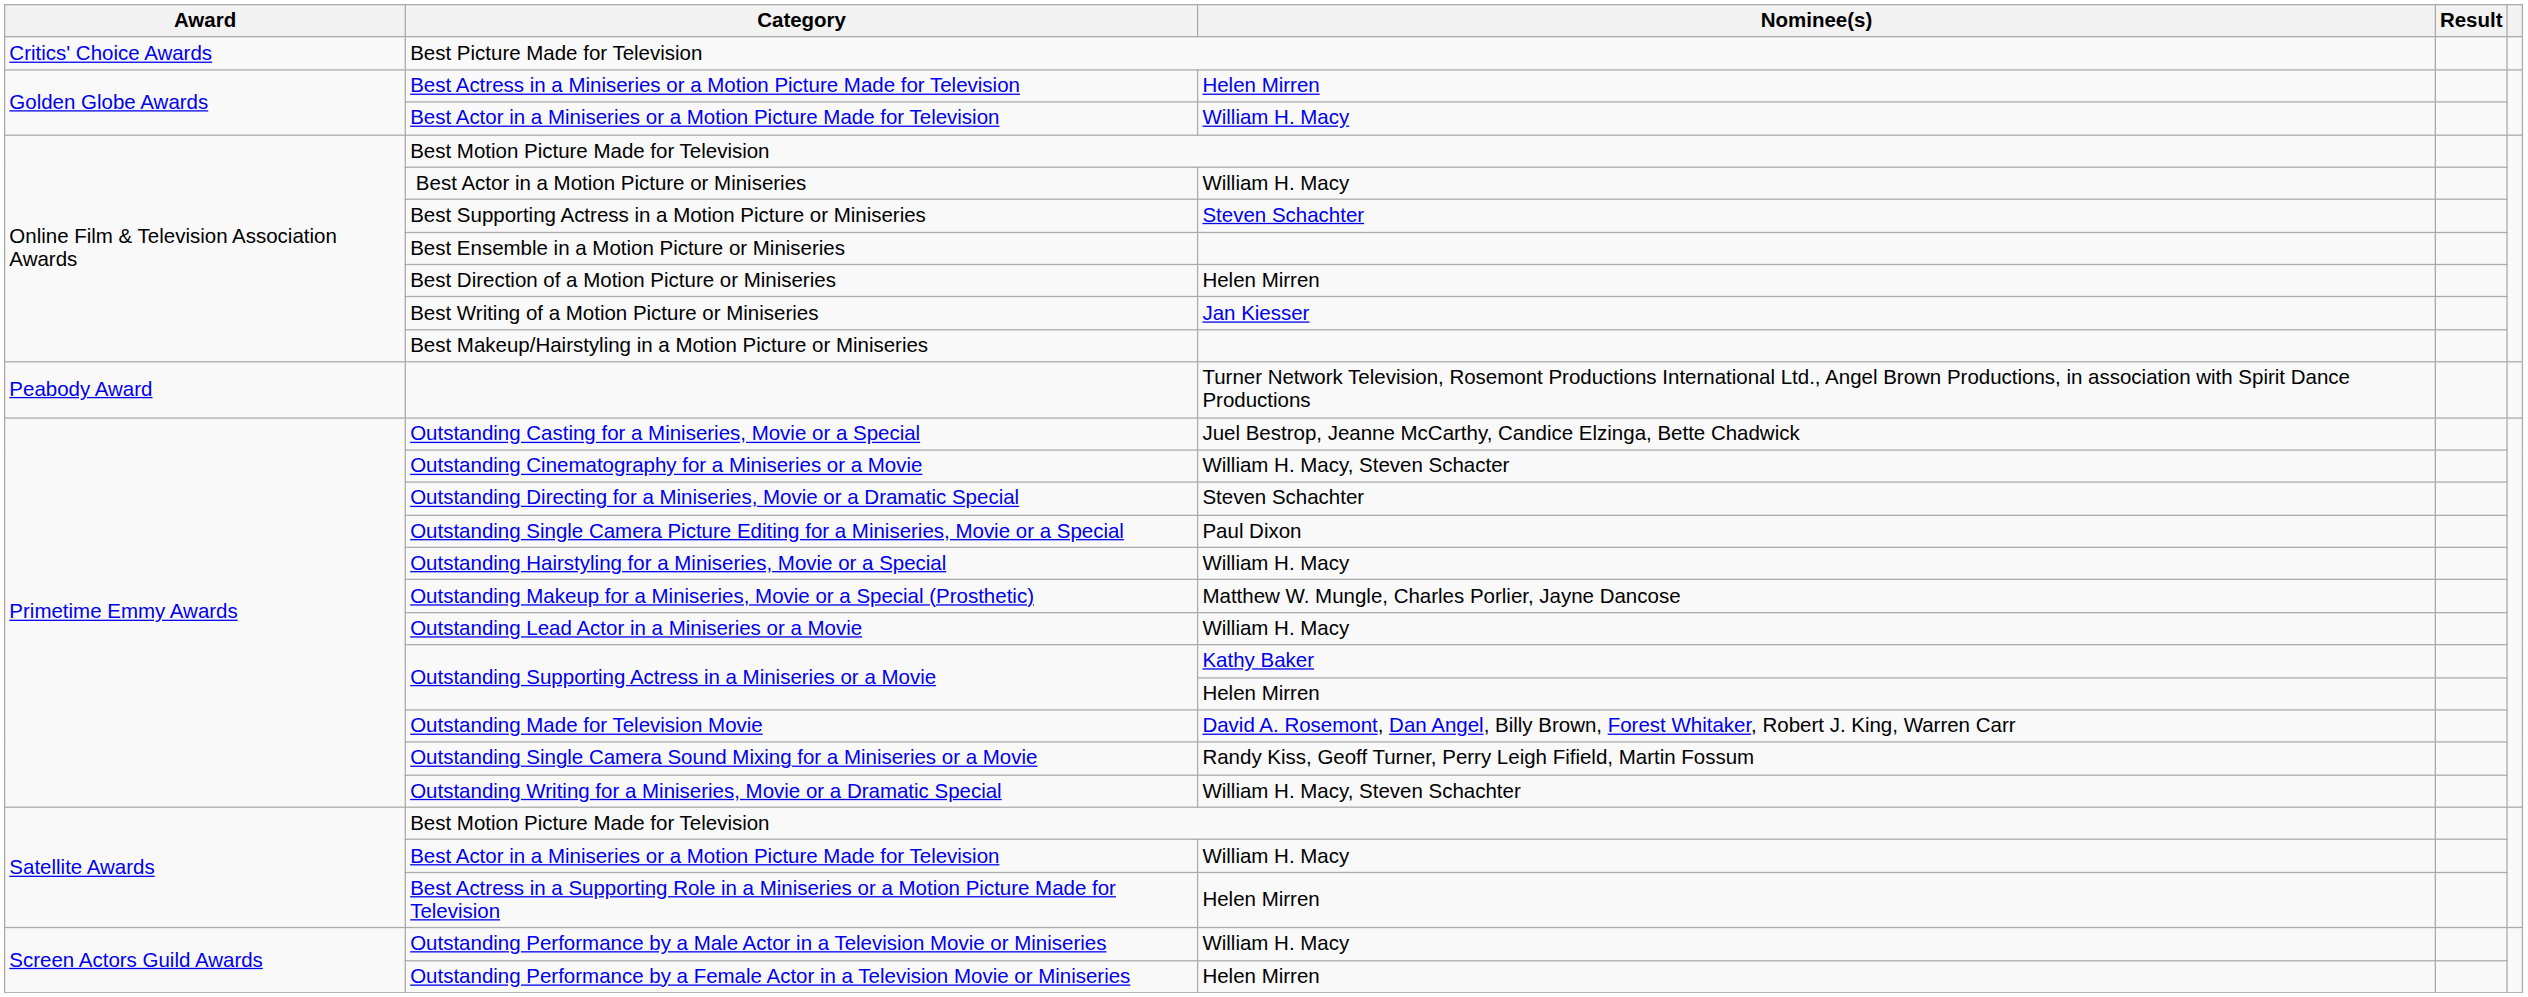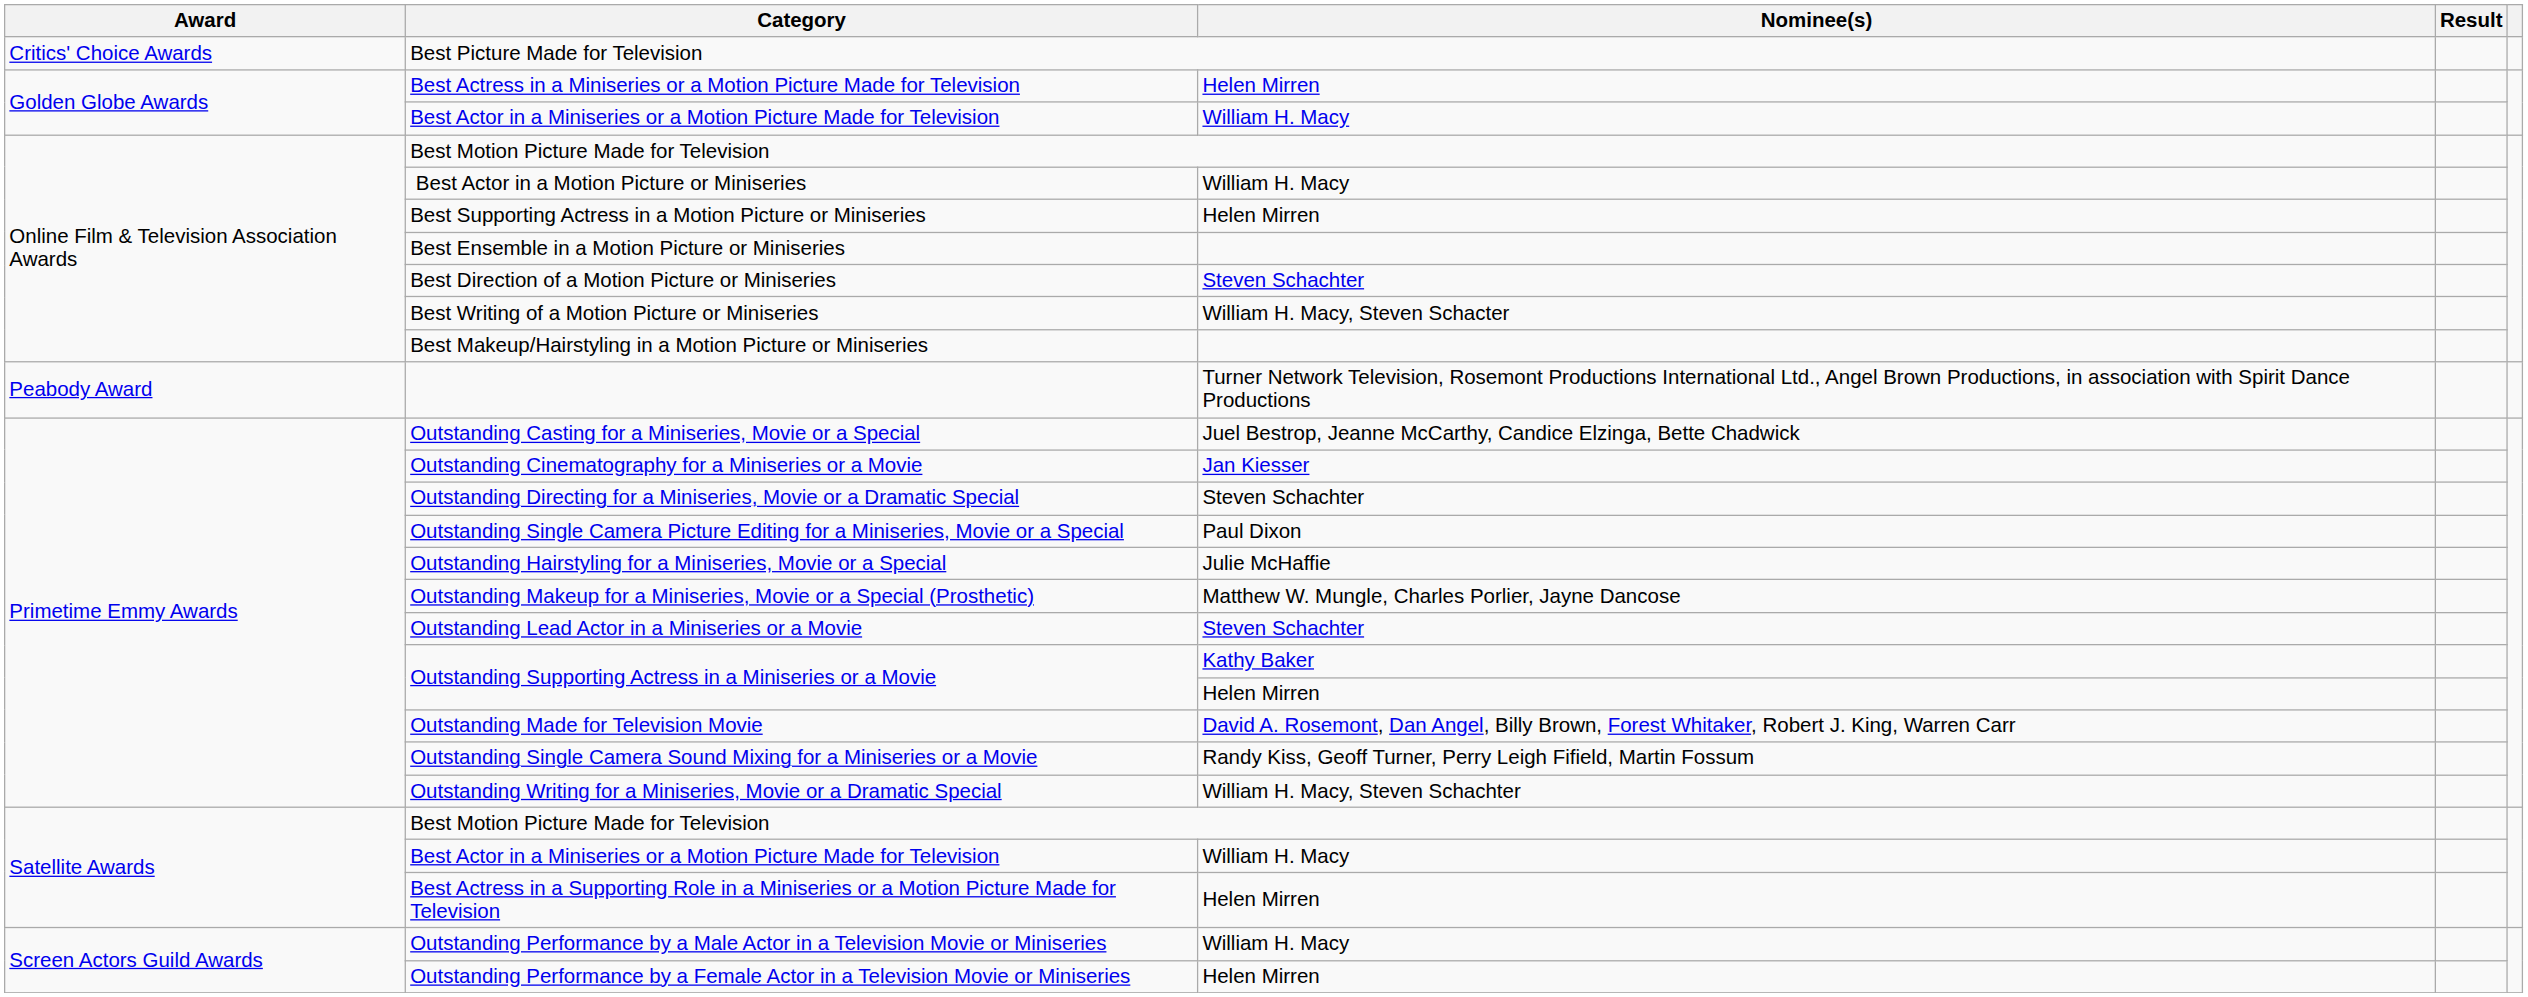(1286, 215) Steven Schachter -> (1261, 215) Helen Mirren
(1261, 280) Helen Mirren -> (1286, 280) Steven Schachter
(1256, 313) Jan Kiesser -> (1359, 313) William H. Macy, Steven Schacter
(1359, 466) William H. Macy, Steven Schacter -> (1256, 466) Jan Kiesser
(1276, 563) William H. Macy -> (1267, 563) Julie McHaffie
(1276, 628) William H. Macy -> (1286, 628) Steven Schachter
